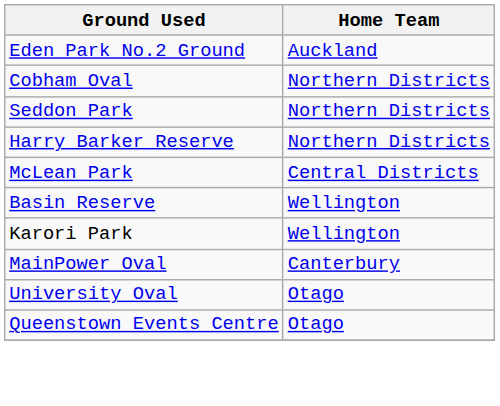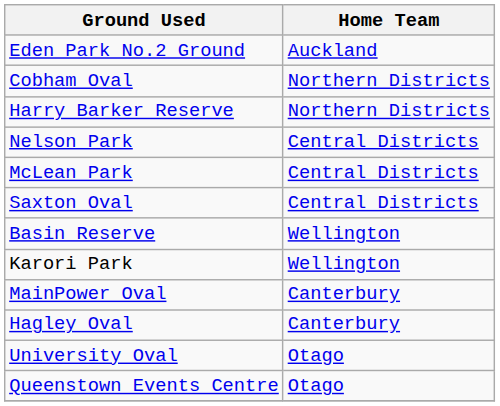- row: (71, 112)
+ row: (71, 142)
+ row: (71, 203)
+ row: (71, 325)
